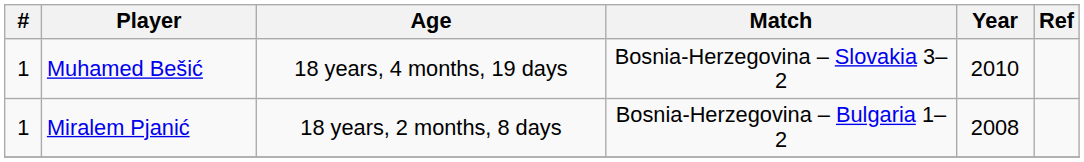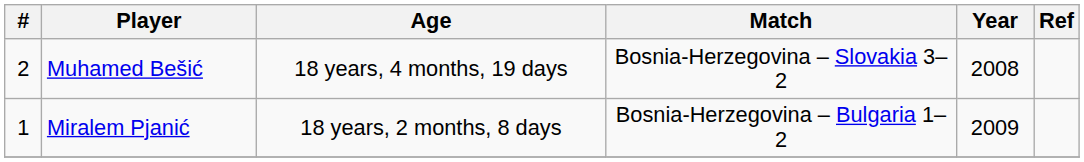(23, 68) 1 -> (23, 68) 2
(995, 68) 2010 -> (995, 68) 2008
(995, 127) 2008 -> (995, 127) 2009
